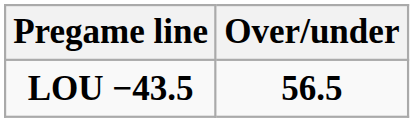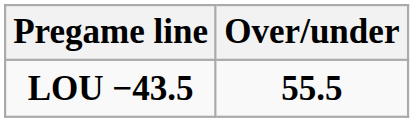(312, 87) 56.5 -> (312, 87) 55.5
